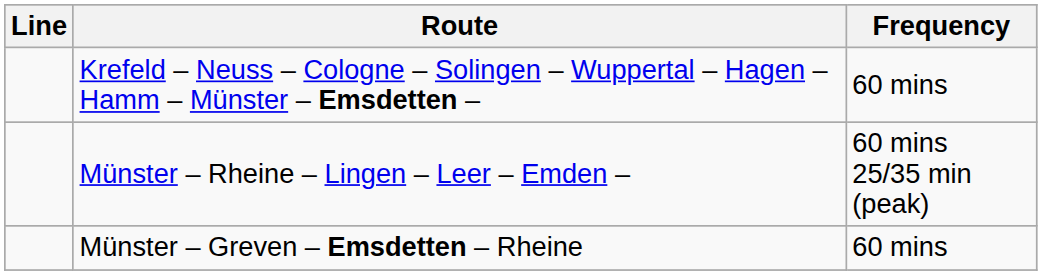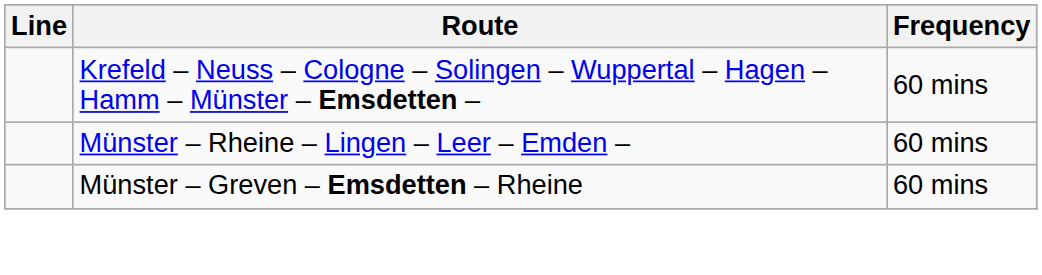(912, 173) 60 mins 25/35 min (peak) -> (941, 142) 60 mins
